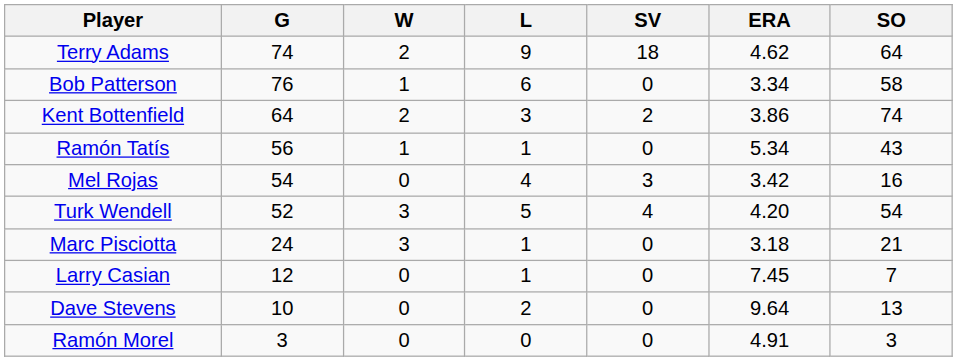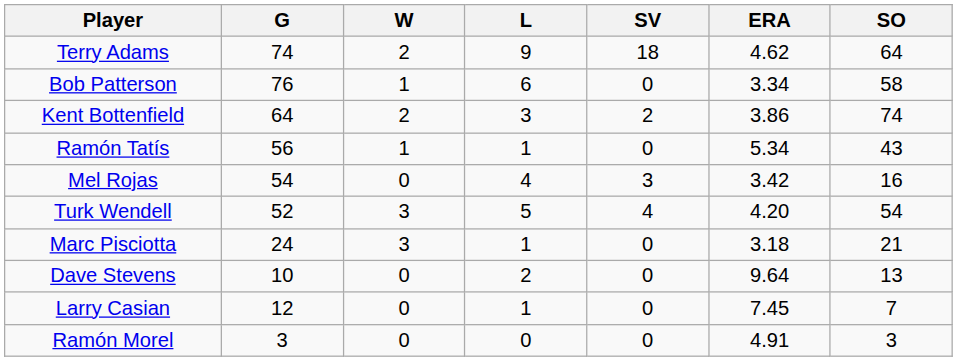rows swapped: (113, 276) <-> (113, 308)
